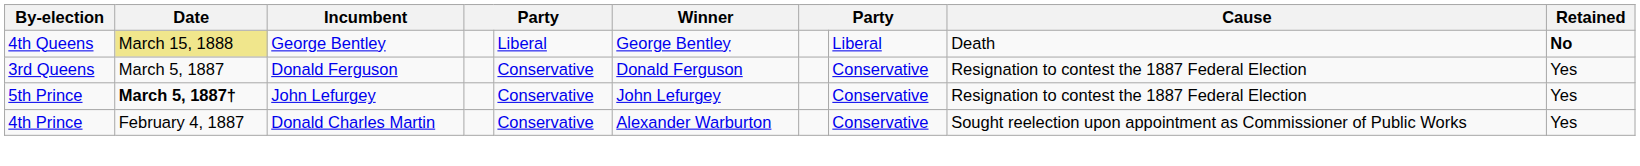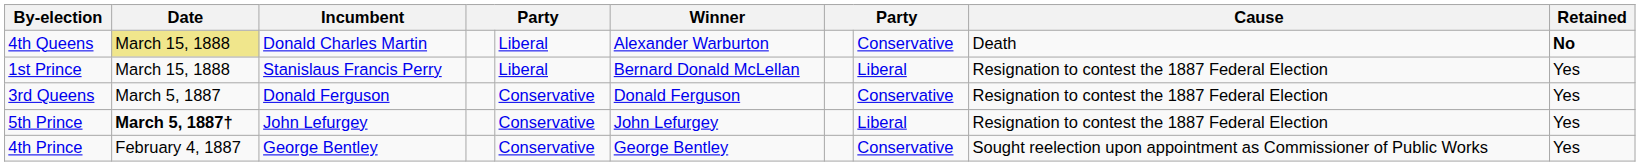(328, 43) George Bentley -> (345, 43) Donald Charles Martin
(674, 43) George Bentley -> (691, 43) Alexander Warburton
(857, 43) Liberal -> (905, 43) Conservative
+ row: (45, 69)
(880, 95) Conservative -> (882, 122) Liberal
(353, 122) Donald Charles Martin -> (320, 148) George Bentley
(694, 122) Alexander Warburton -> (671, 148) George Bentley
